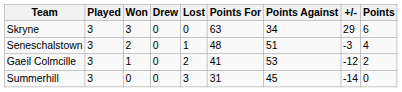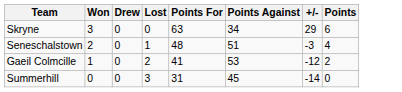- column: (104, 12)
